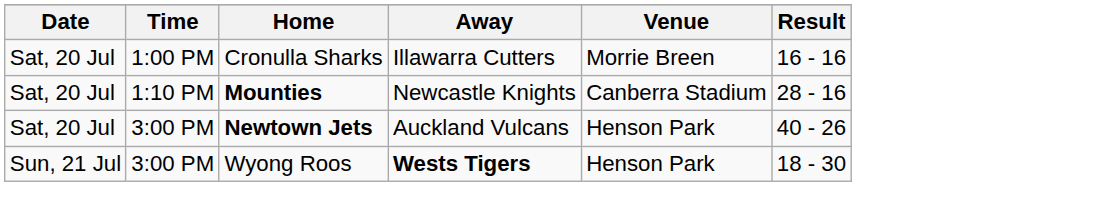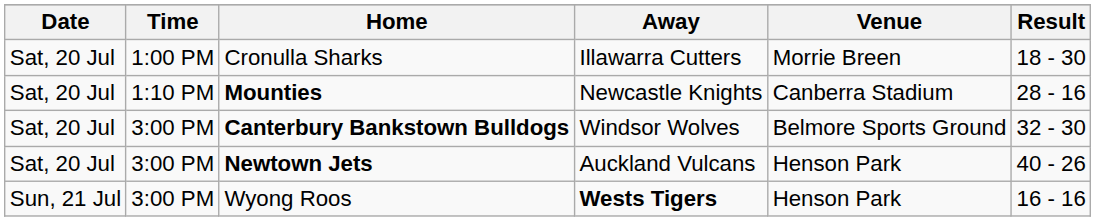(811, 57) 16 - 16 -> (1051, 57) 18 - 30
+ row: (397, 127)
(811, 163) 18 - 30 -> (1051, 198) 16 - 16
